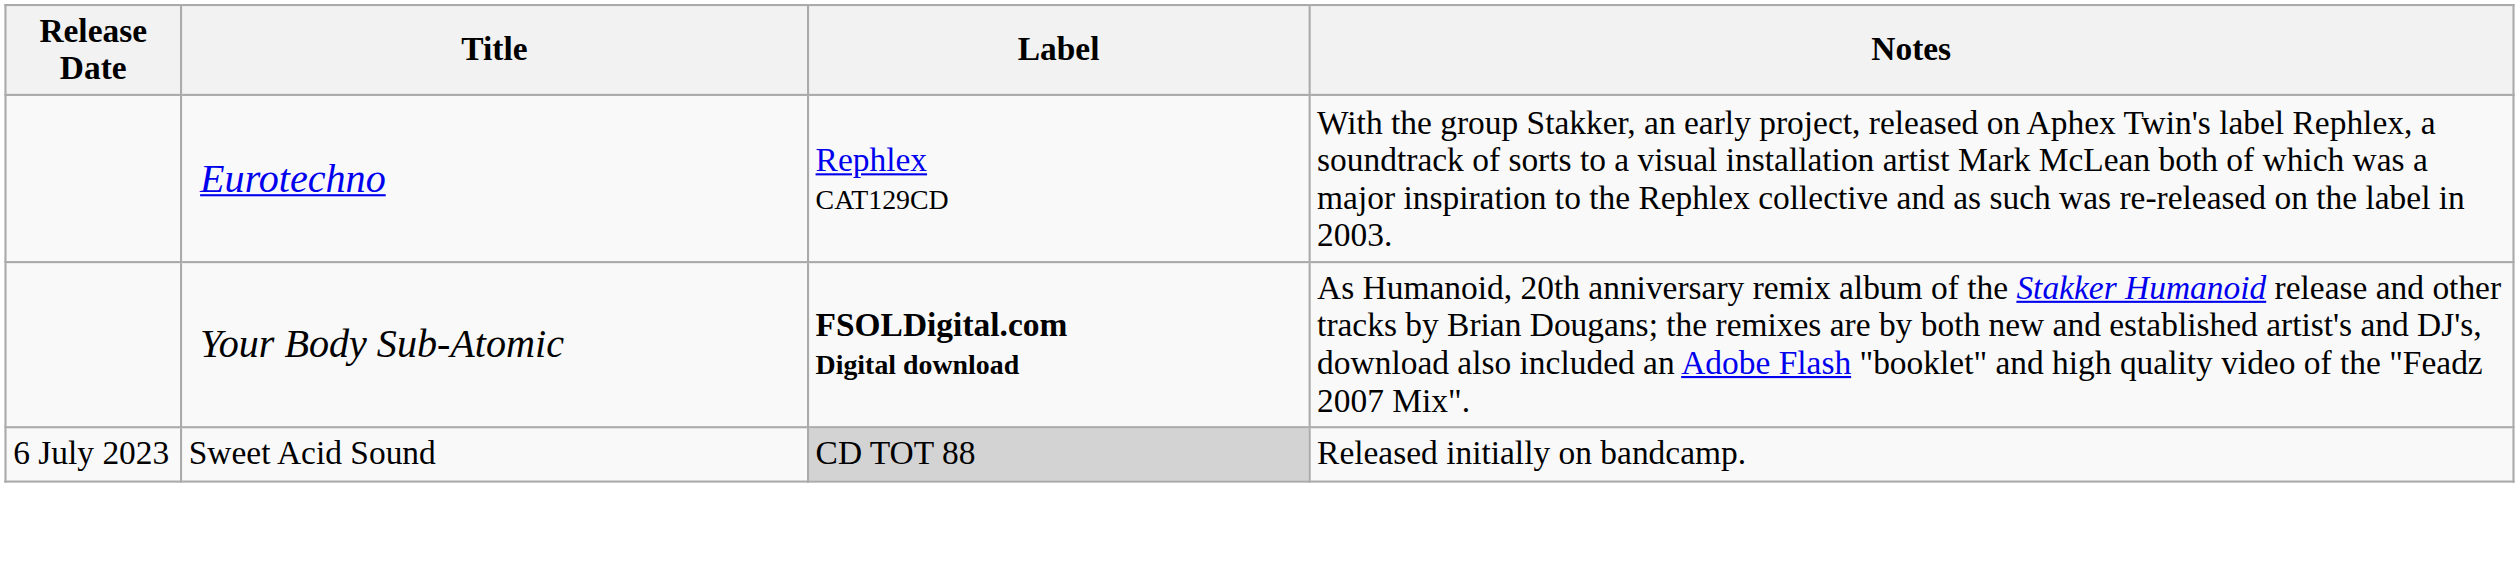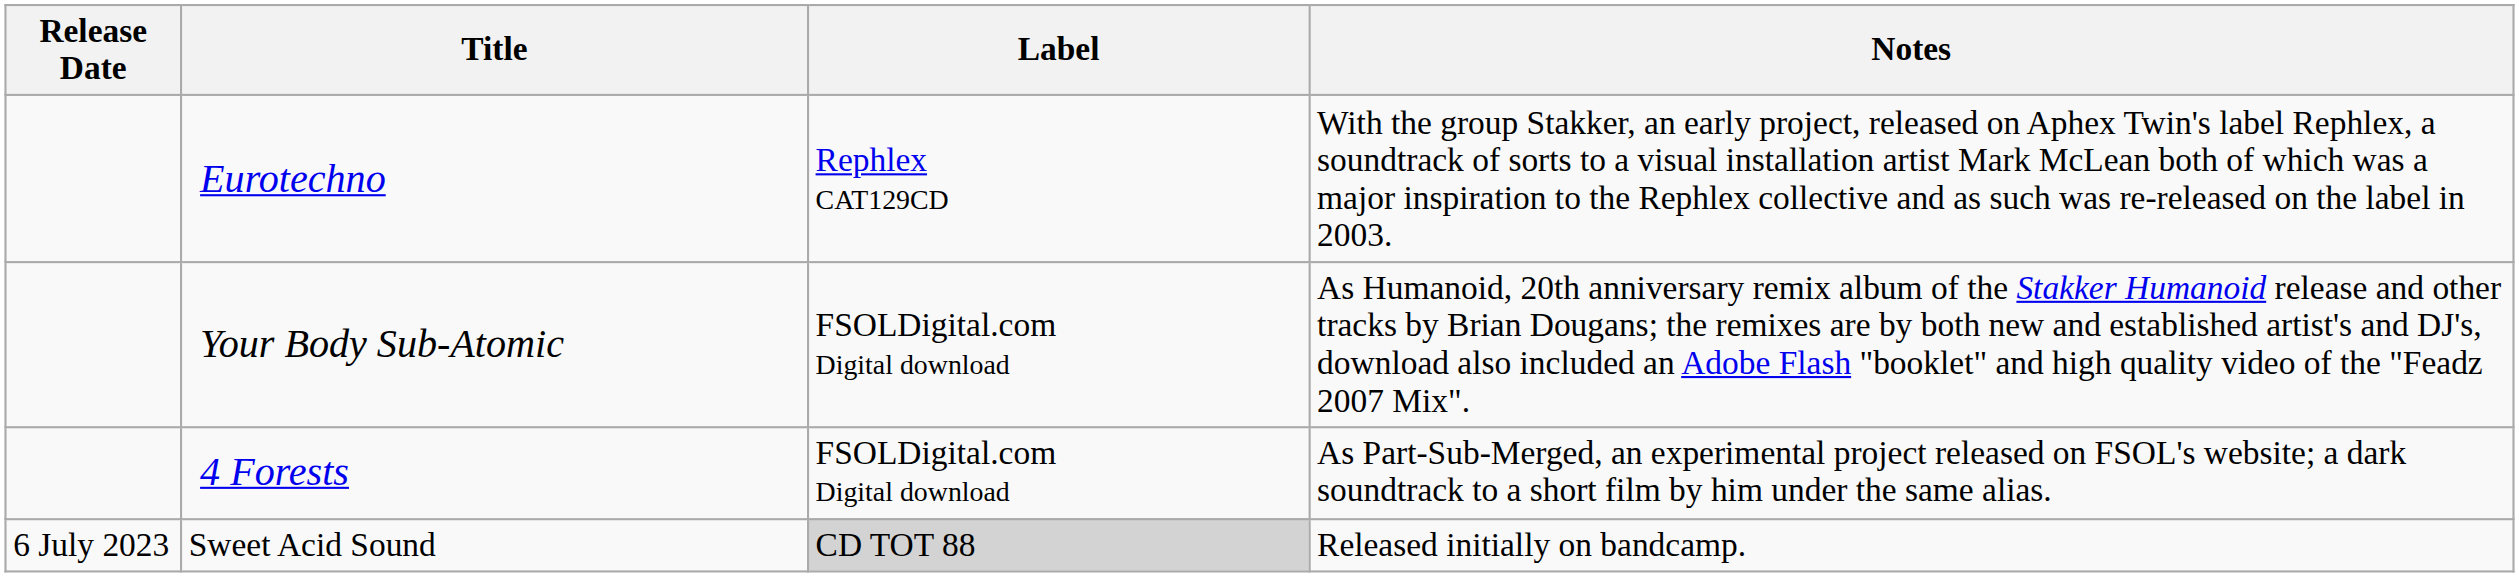(941, 343) bold -> (936, 343) normal
+ row: (270, 472)
